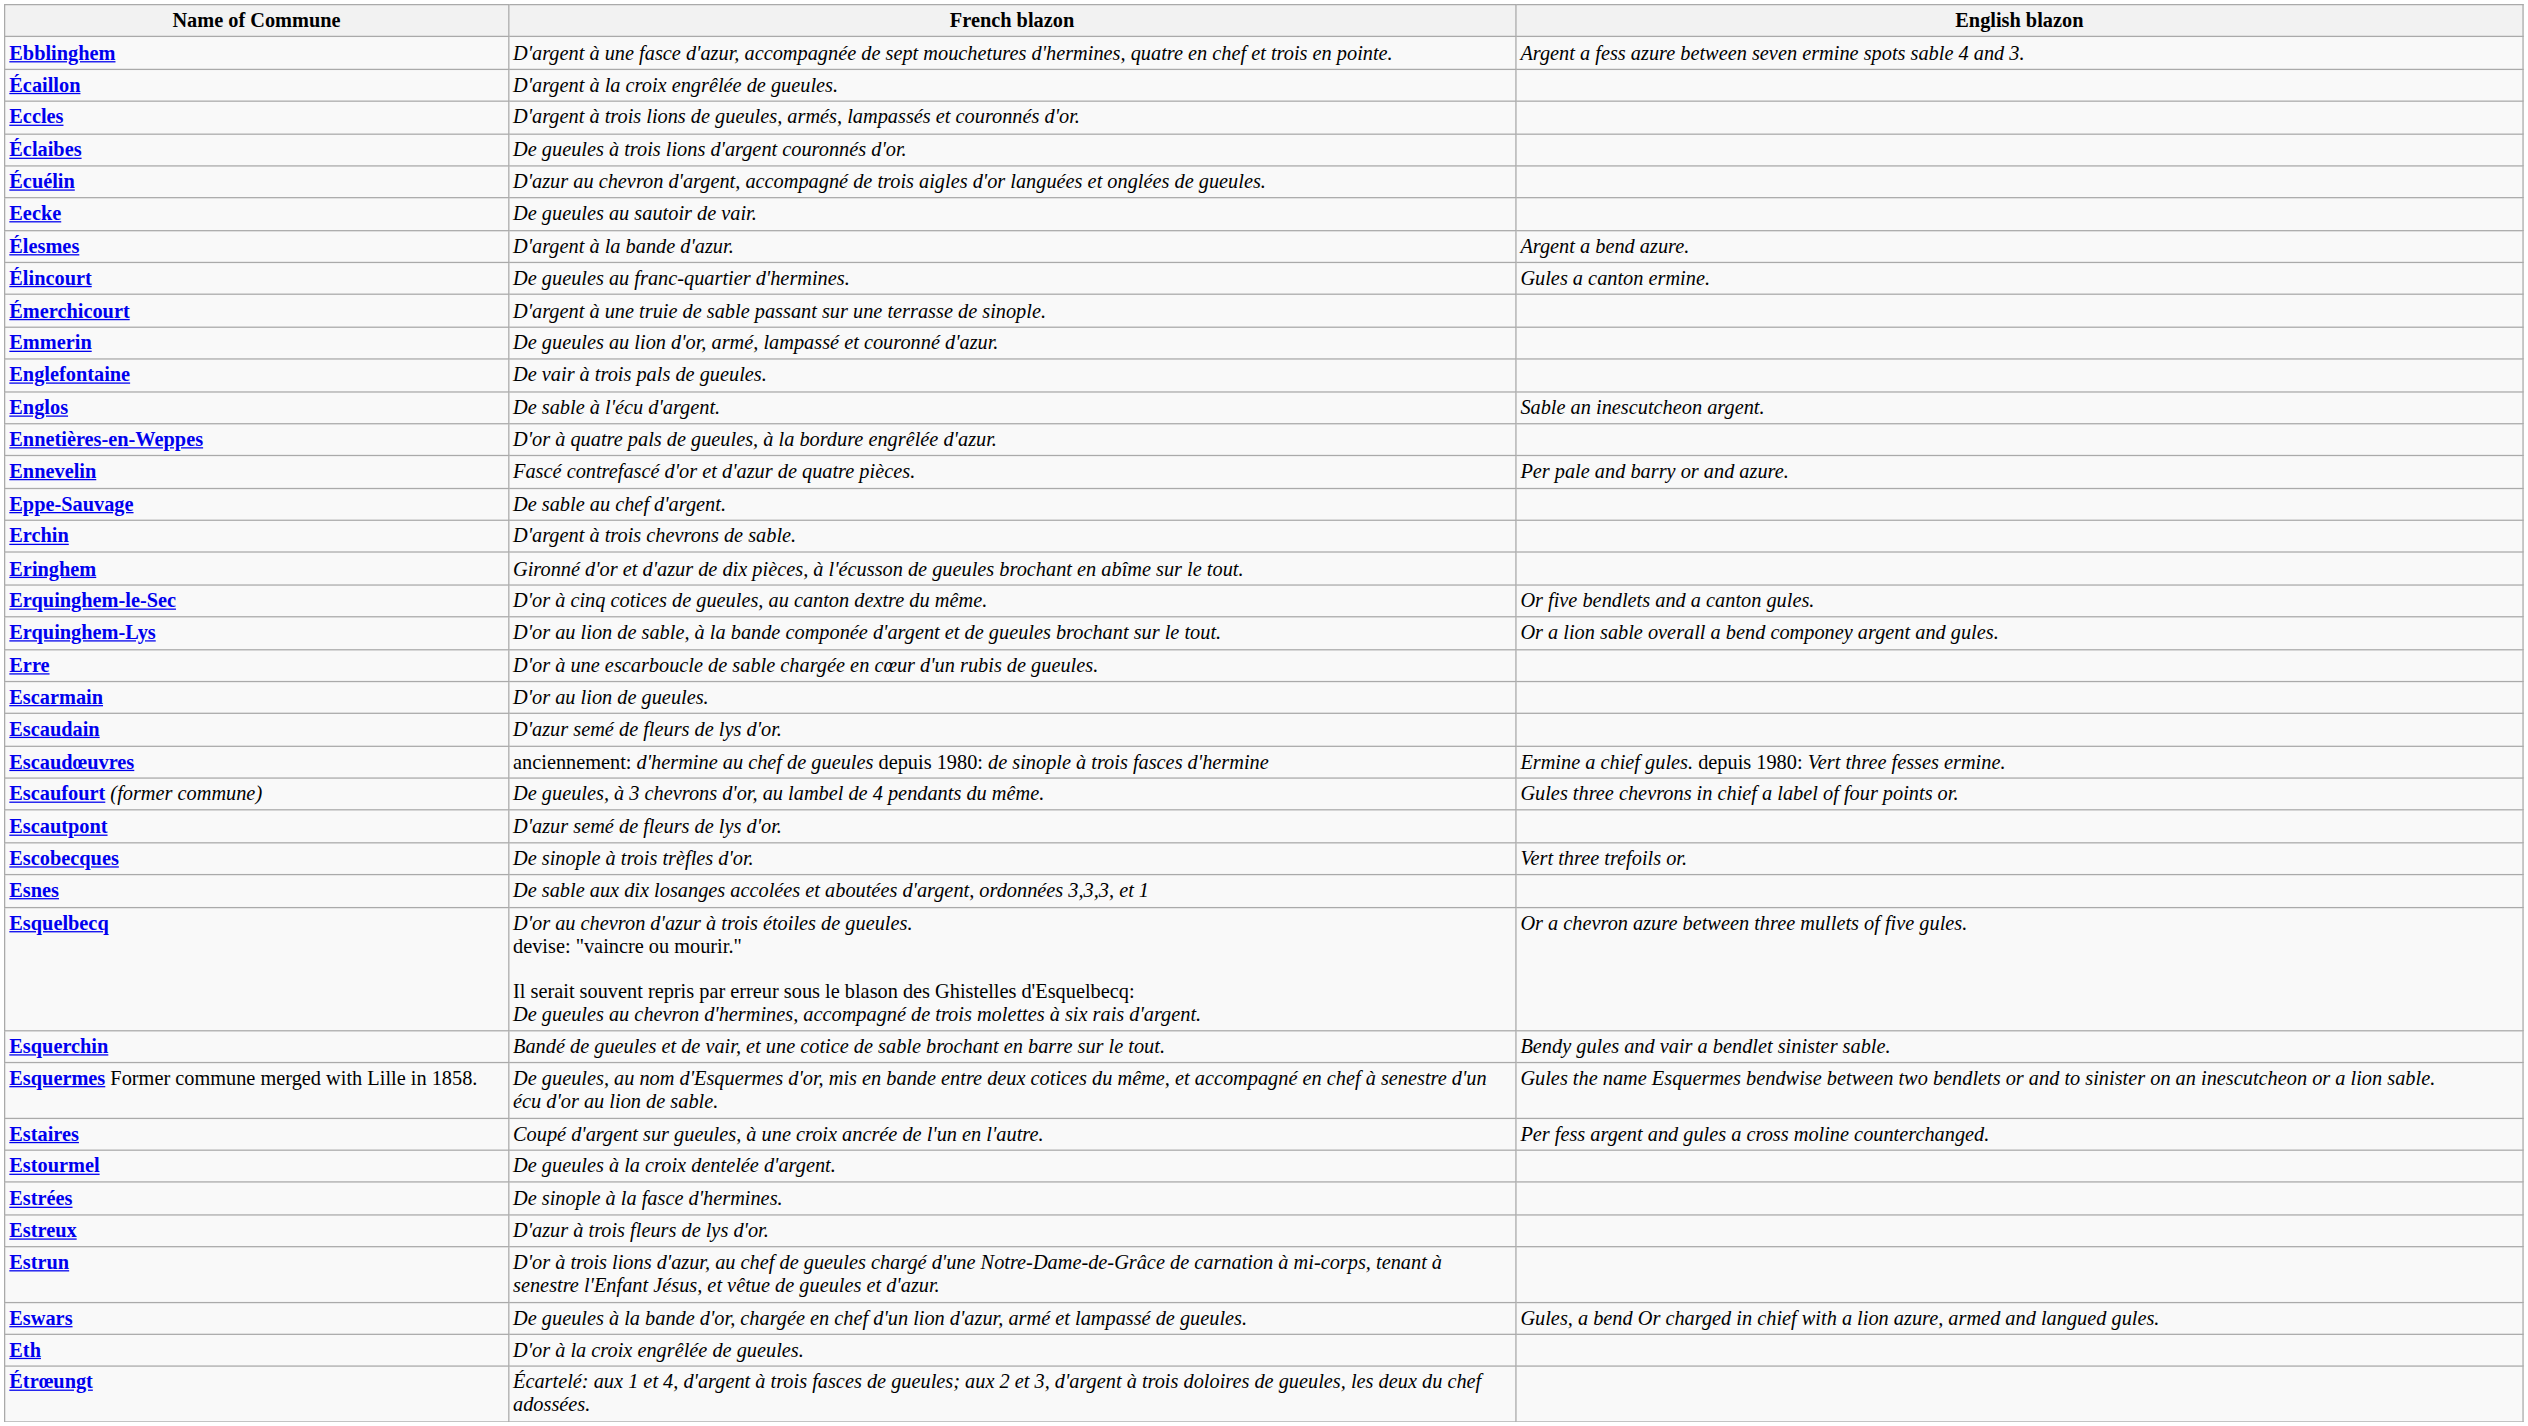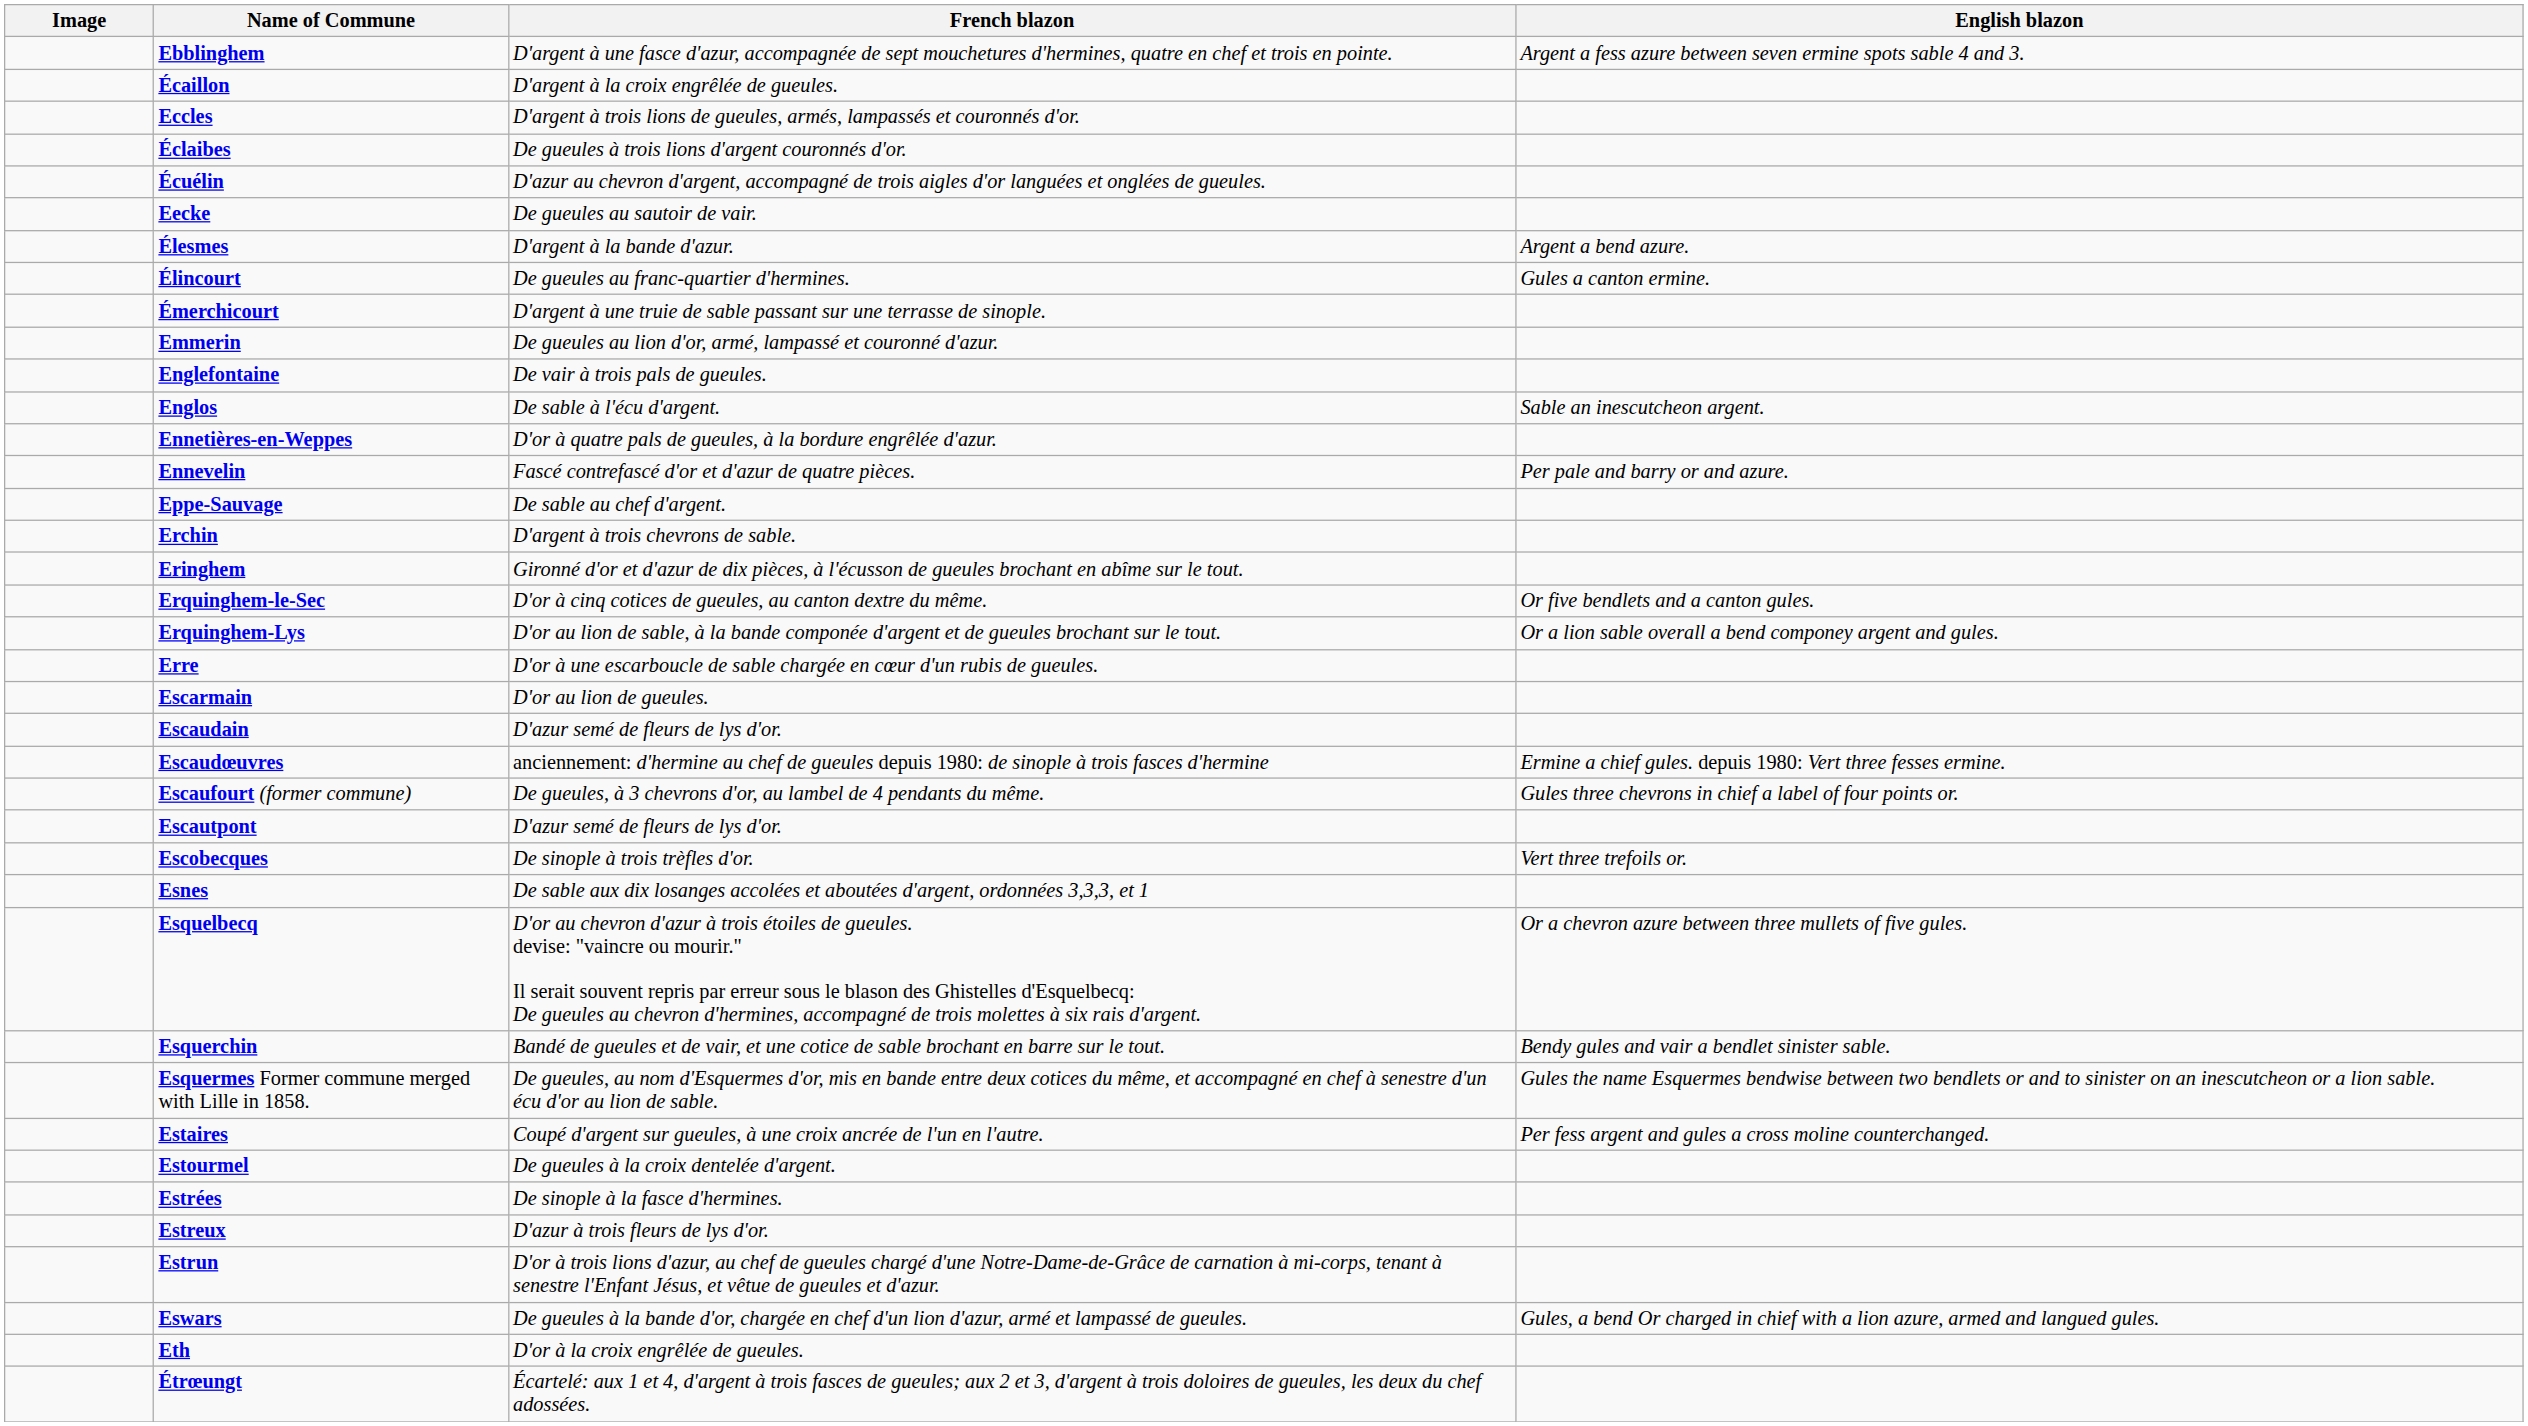+ column: (79, 20)
